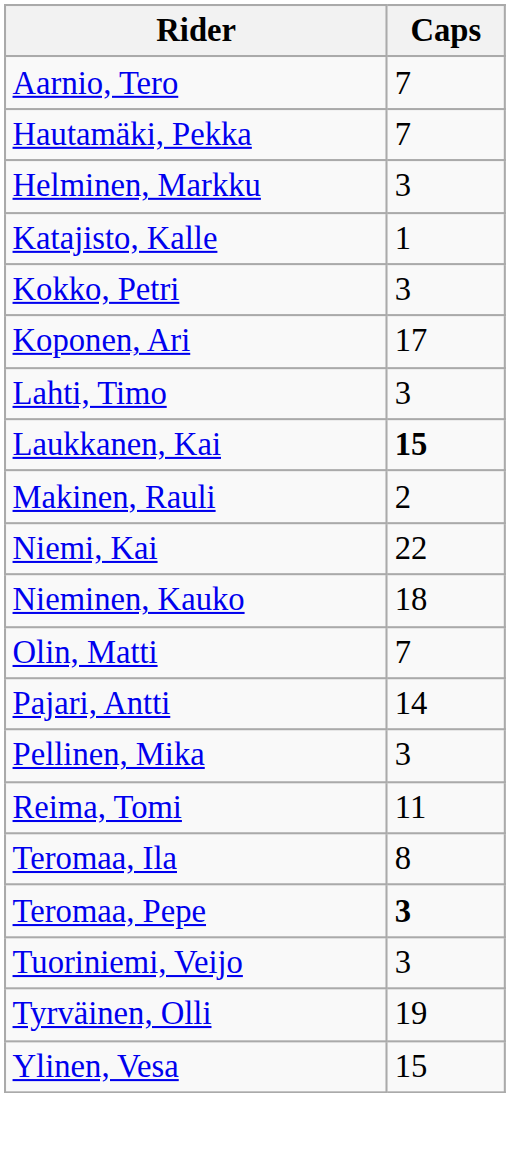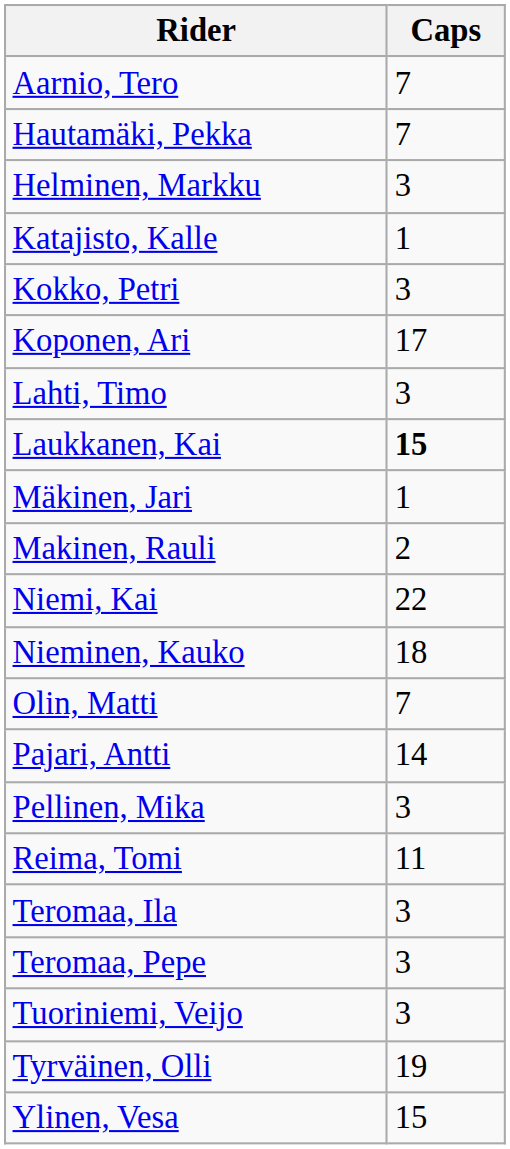+ row: (102, 496)
(403, 858) 8 -> (403, 910) 3
(403, 910) bold -> (403, 962) normal
